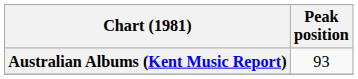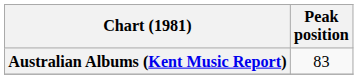(321, 61) 93 -> (321, 61) 83
